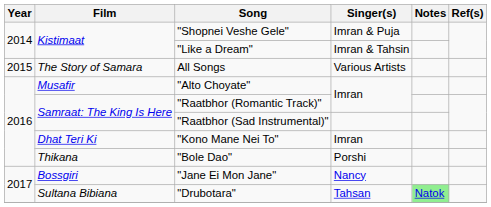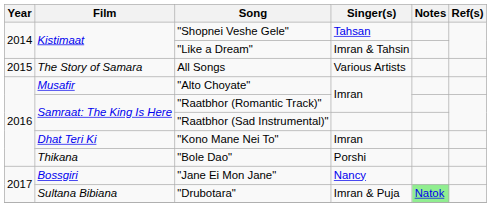(367, 31) Imran & Puja -> (352, 31) Tahsan
(352, 193) Tahsan -> (367, 193) Imran & Puja
